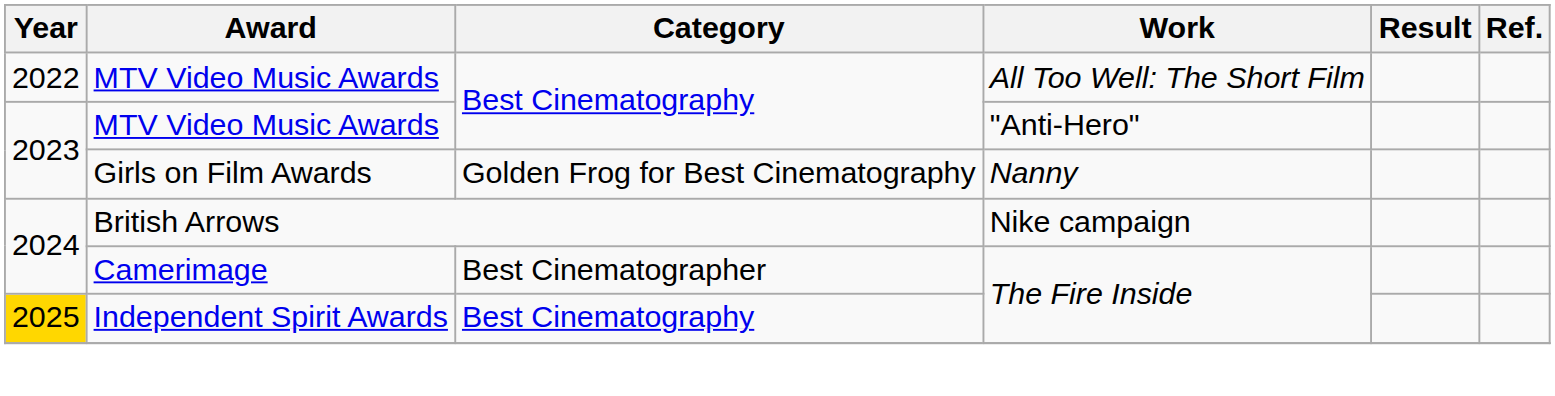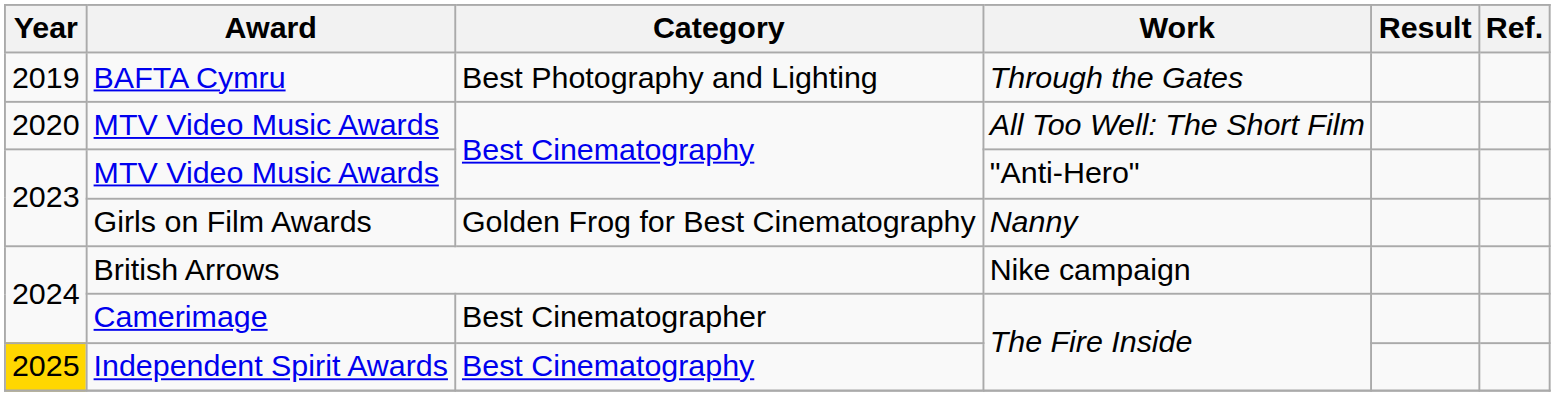+ row: (190, 76)
(46, 76) 2022 -> (46, 125) 2020
